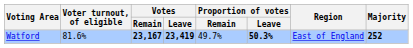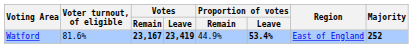(210, 37) 49.7% -> (210, 37) 44.9%
(261, 37) 50.3% -> (261, 37) 53.4%
